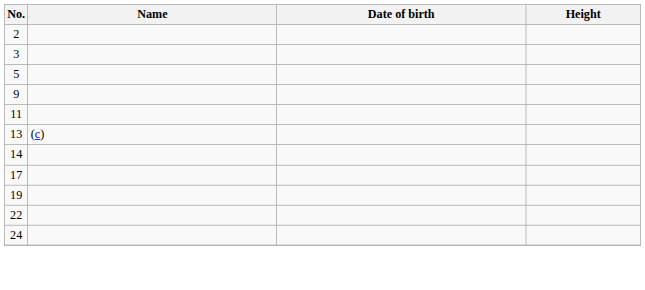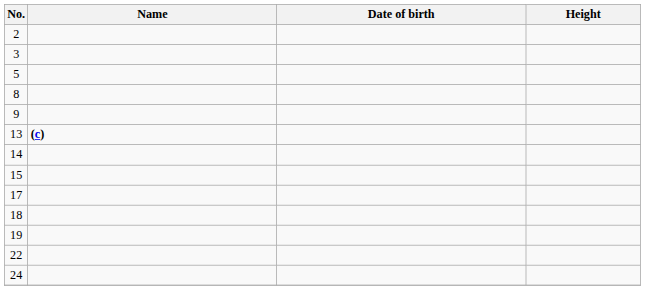+ row: (16, 94)
- row: (16, 114)
(38, 135) normal -> (38, 135) bold
+ row: (16, 175)
+ row: (16, 215)
